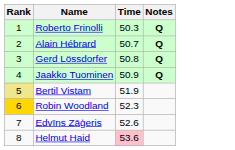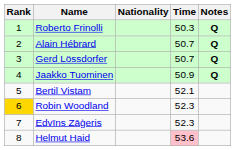+ column: (143, 12)
(129, 59) 50.8 -> (185, 59) 50.7
(19, 91) khaki background -> (19, 91) no background
(129, 91) 51.9 -> (185, 91) 52.1
(129, 122) 52.6 -> (185, 122) 52.3
